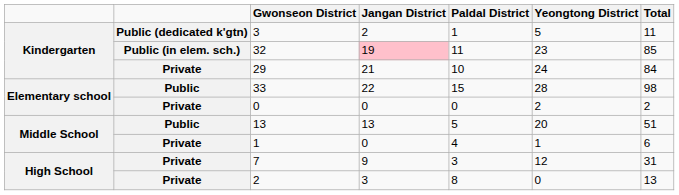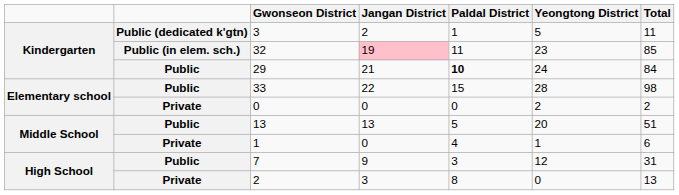(182, 69) Private -> (182, 69) Public
(458, 69) normal -> (458, 69) bold
(182, 161) Private -> (182, 161) Public
